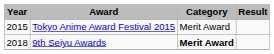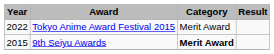(17, 27) 2015 -> (17, 27) 2022
(17, 42) 2018 -> (17, 42) 2015
